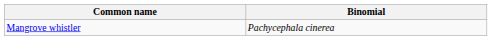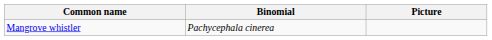+ column: (427, 12)
